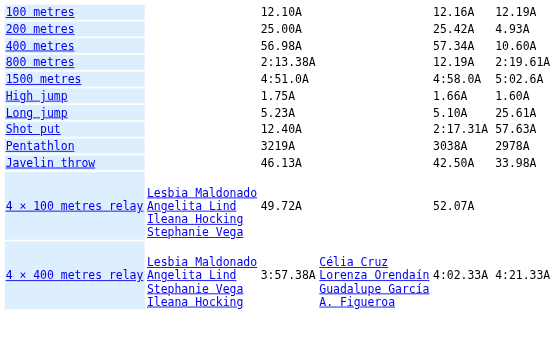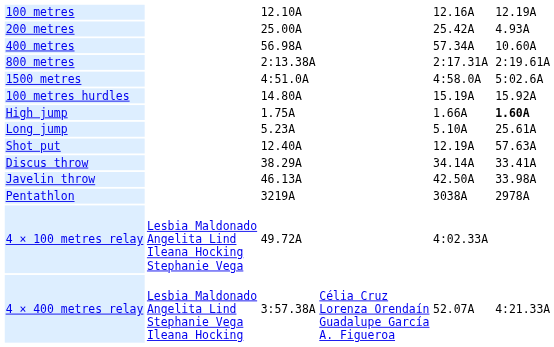(454, 62) 12.19A -> (461, 62) 2:17.31A
+ row: (68, 96)
(512, 96) normal -> (512, 113) bold
(461, 129) 2:17.31A -> (454, 146) 12.19A
+ row: (47, 163)
rows swapped: (50, 163) <-> (40, 146)
(454, 206) 52.07A -> (461, 239) 4:02.33A
(461, 275) 4:02.33A -> (454, 309) 52.07A
